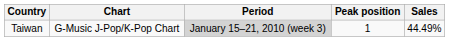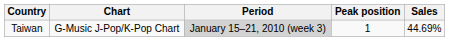(424, 28) 44.49% -> (424, 28) 44.69%
